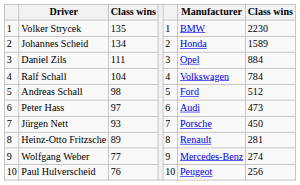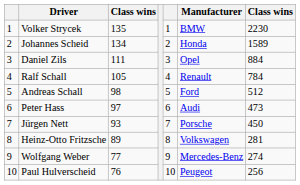(118, 76) 104 -> (118, 76) 105
(204, 76) Volkswagen -> (196, 76) Renault
(196, 140) Renault -> (204, 140) Volkswagen
